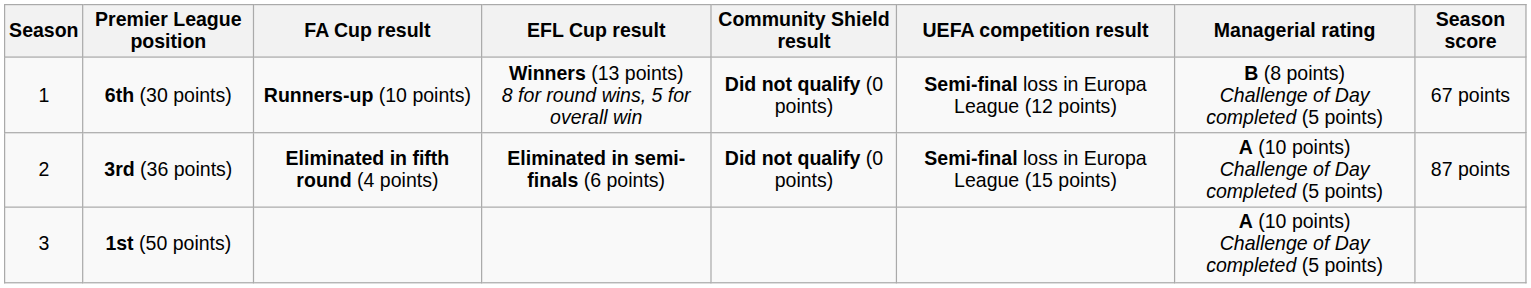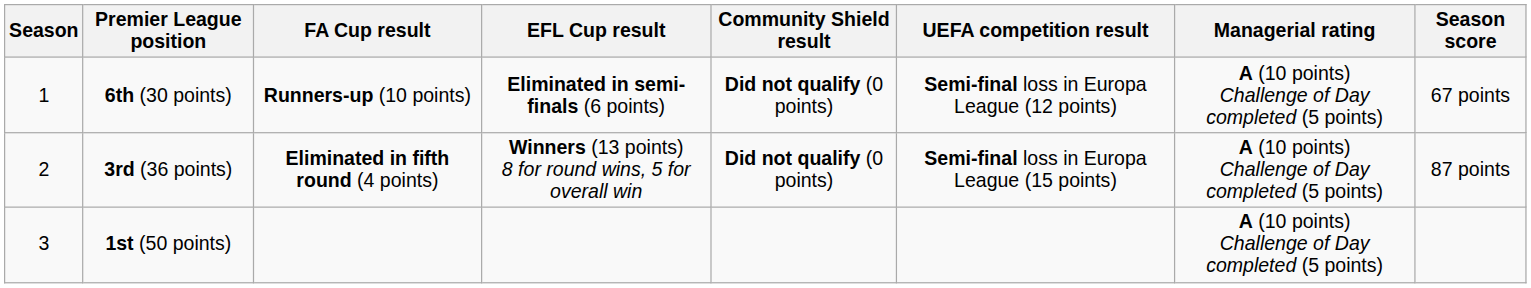(596, 94) Winners (13 points) 8 for round wins, 5 for overall win -> (596, 94) Eliminated in semi-finals (6 points)
(1295, 94) B (8 points) Challenge of Day completed (5 points) -> (1295, 94) A (10 points) Challenge of Day completed (5 points)
(596, 169) Eliminated in semi-finals (6 points) -> (596, 169) Winners (13 points) 8 for round wins, 5 for overall win
